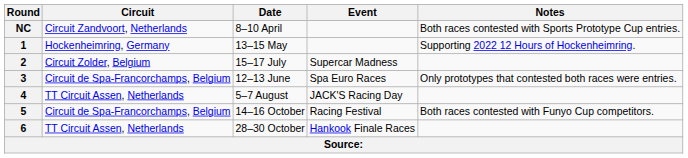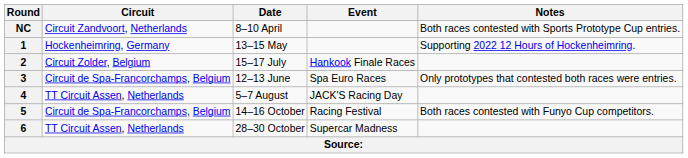(354, 62) Supercar Madness -> (362, 62) Hankook Finale Races
(362, 128) Hankook Finale Races -> (354, 128) Supercar Madness
